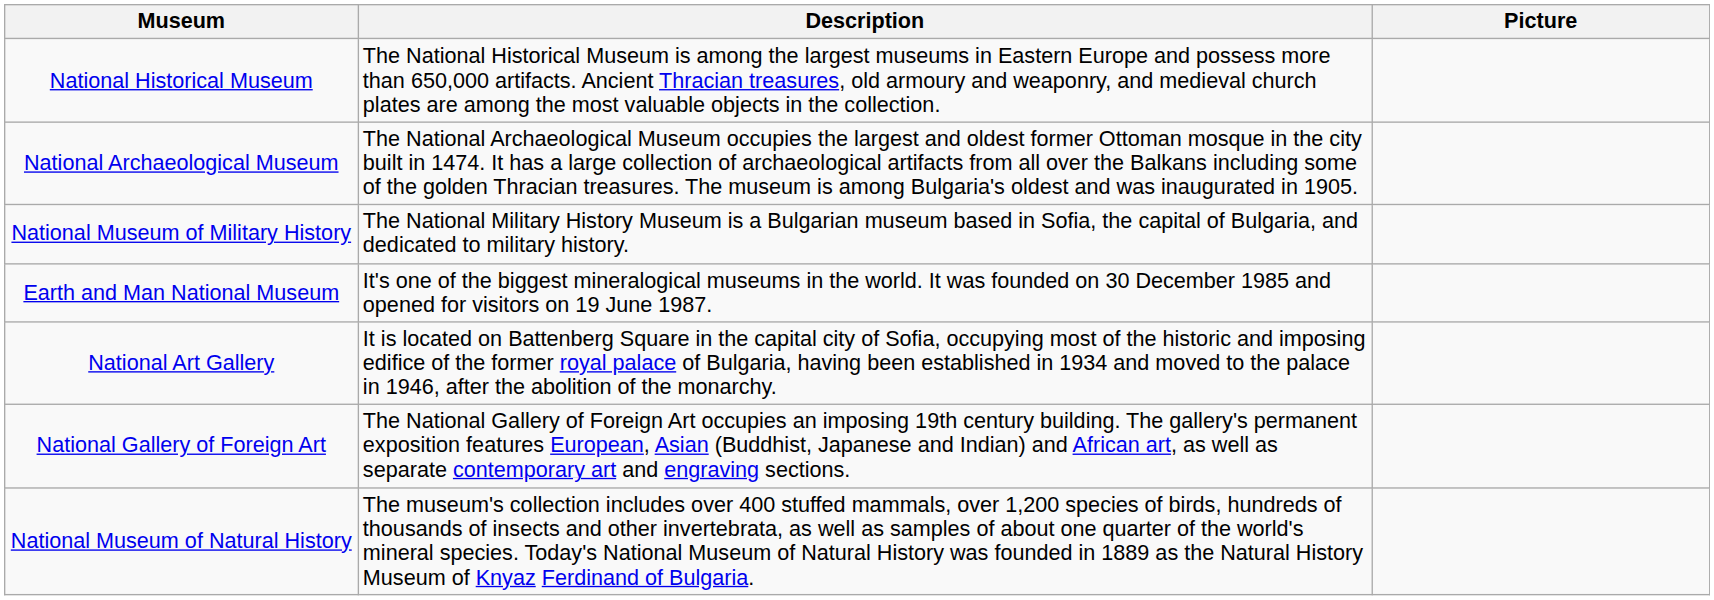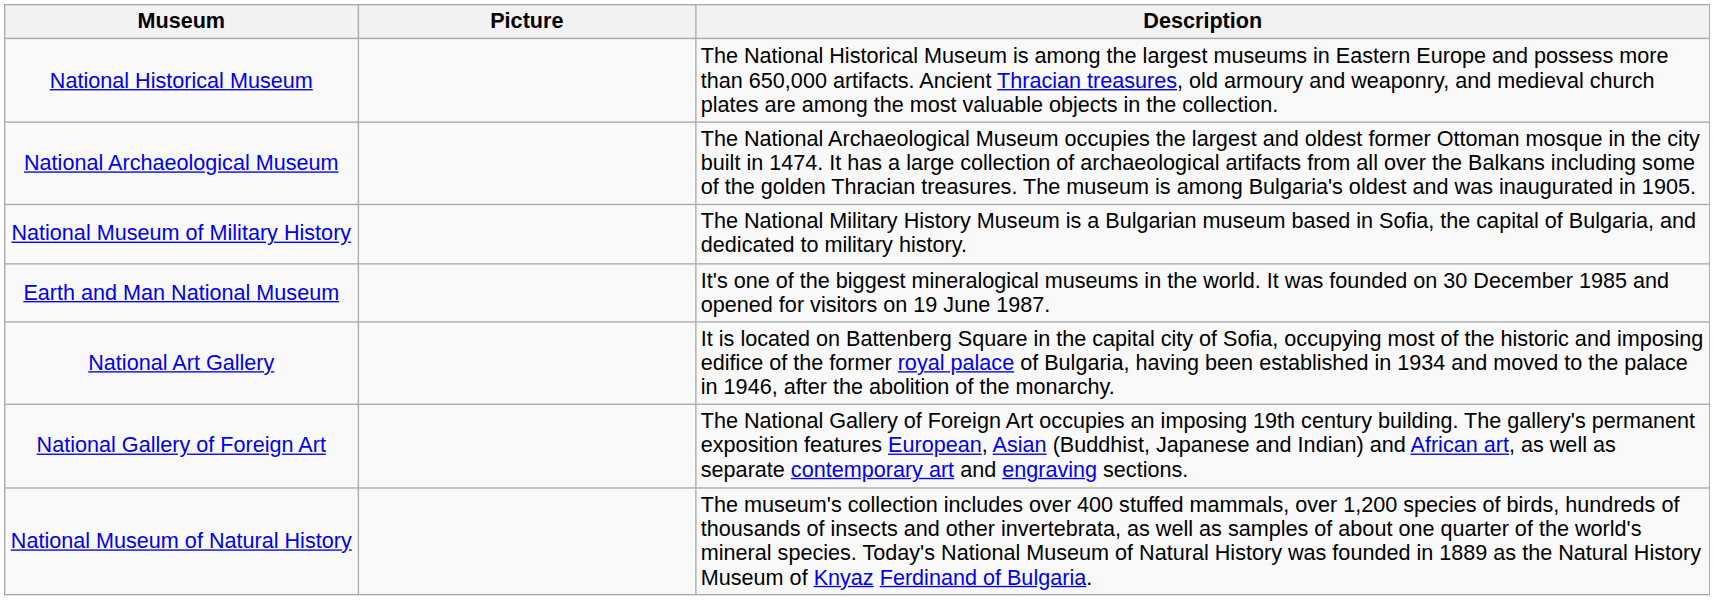columns swapped: (865, 21) <-> (1541, 21)
